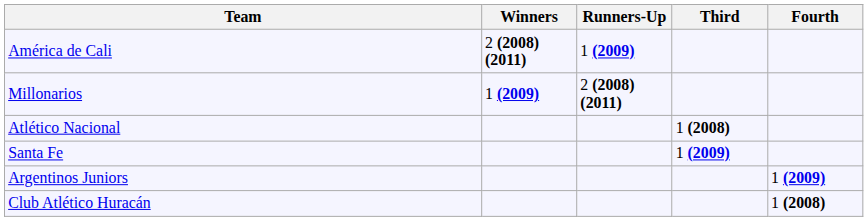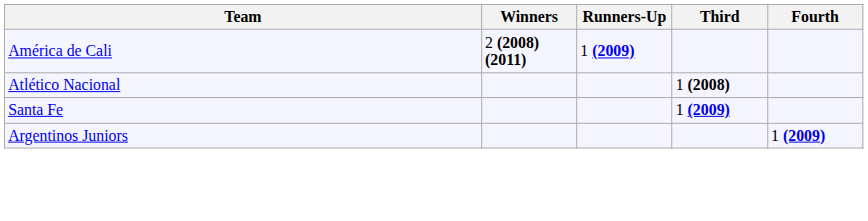- row: (45, 94)
- row: (79, 203)
